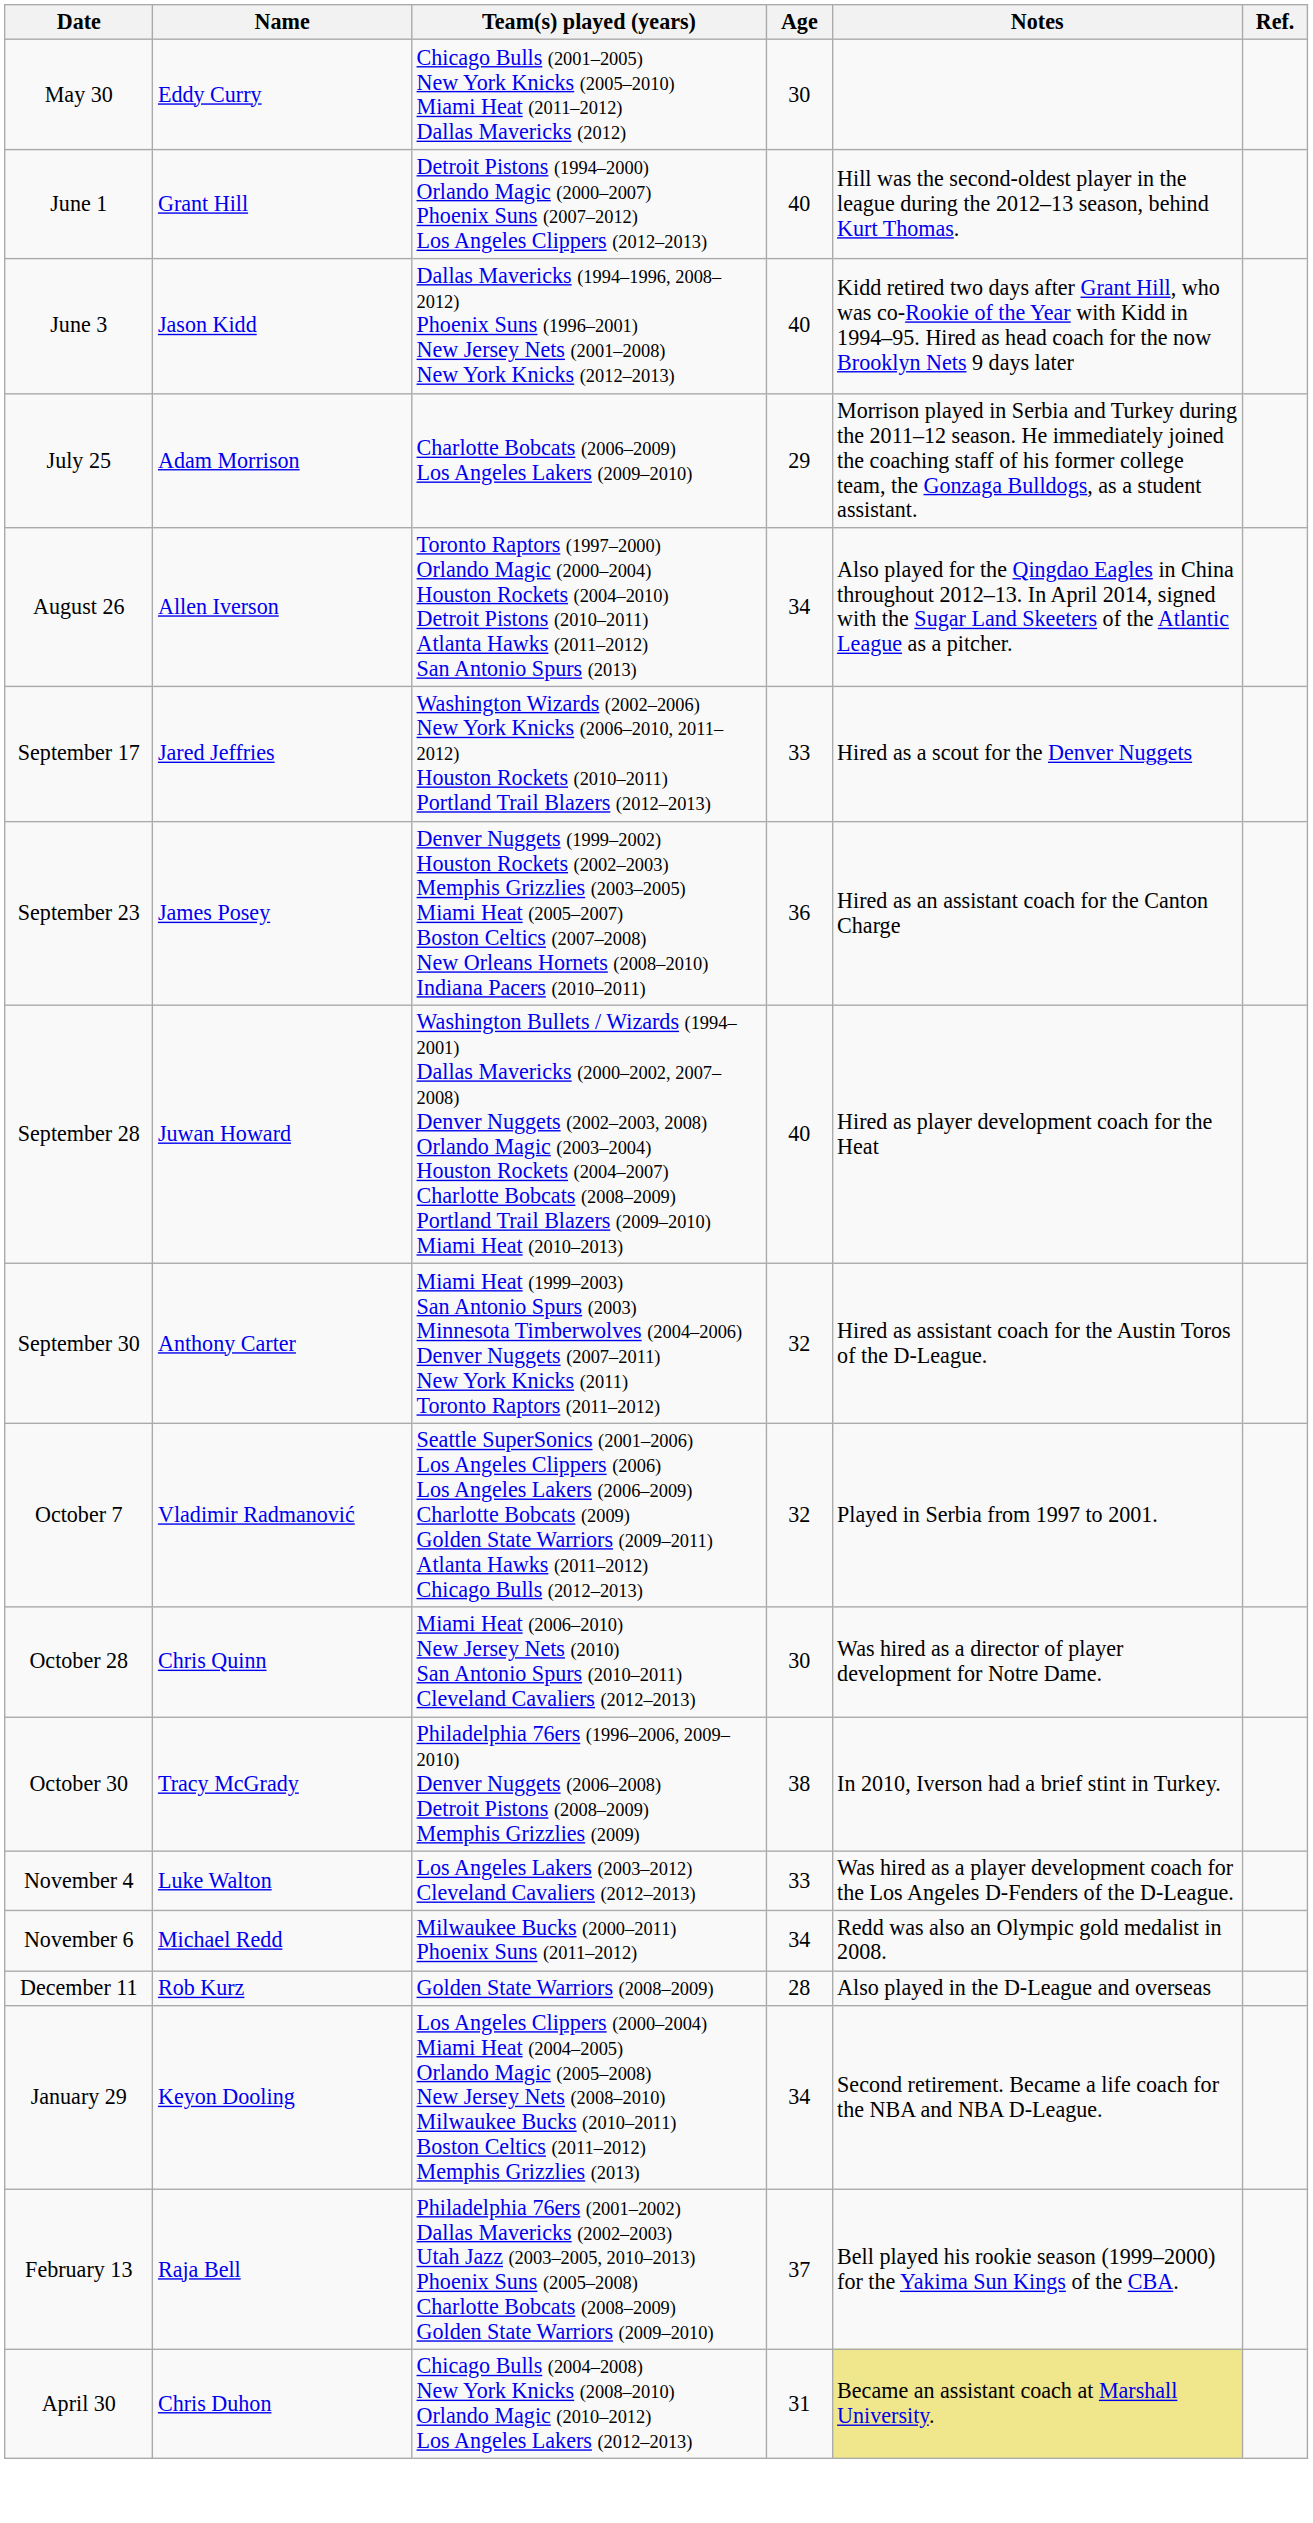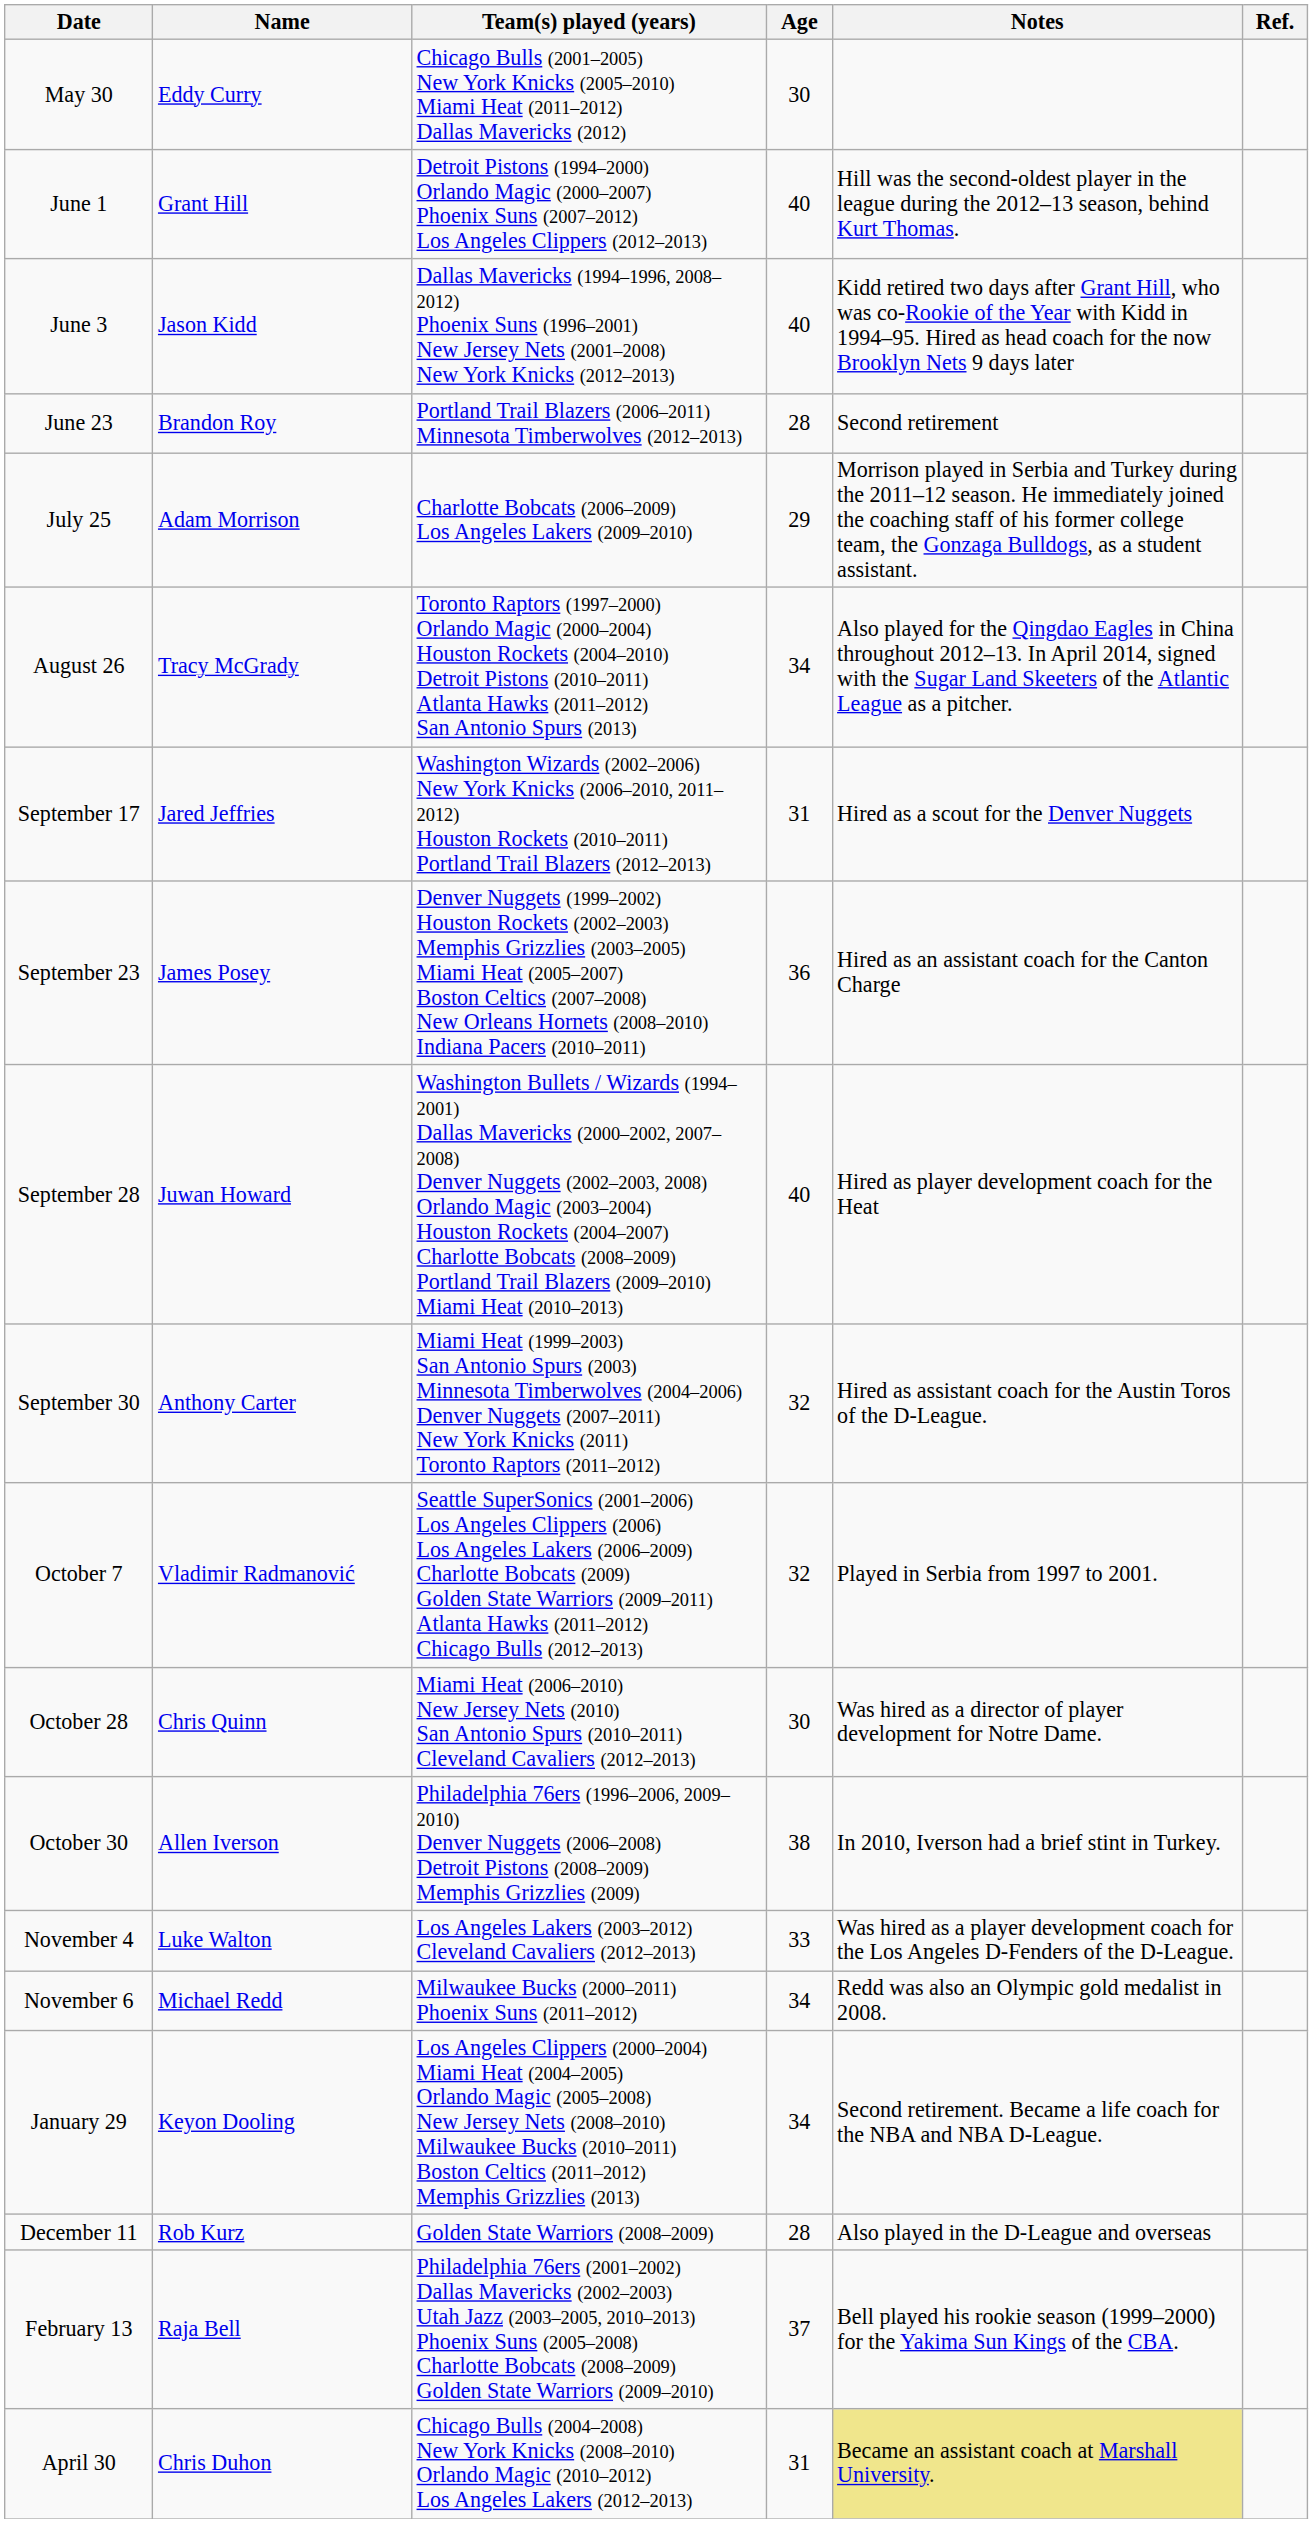+ row: (79, 422)
(218, 606) Allen Iverson -> (228, 666) Tracy McGrady
(799, 753) 33 -> (799, 813) 31
(228, 1783) Tracy McGrady -> (218, 1843) Allen Iverson
rows swapped: (79, 1987) <-> (79, 2097)
